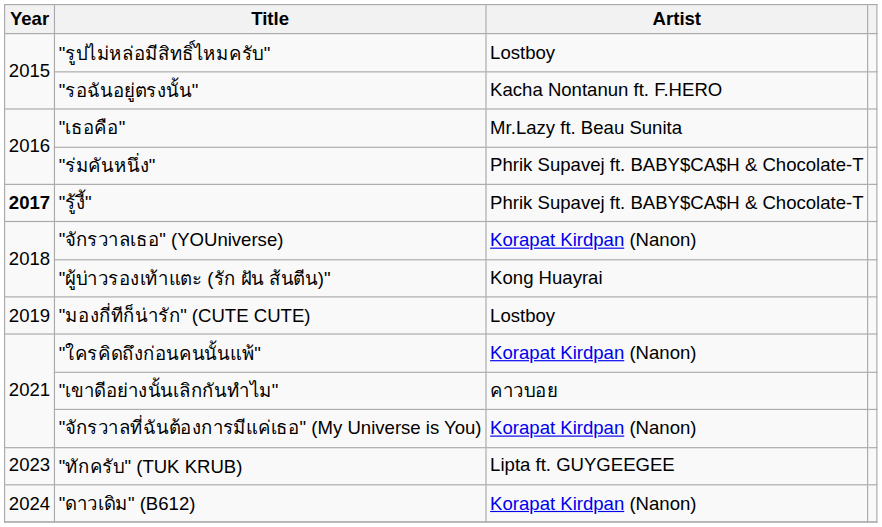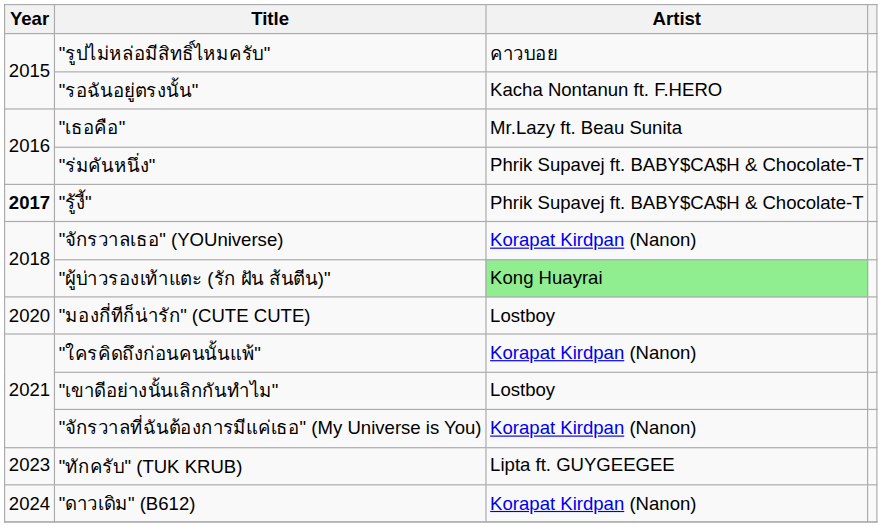(523, 52) Lostboy -> (524, 53) คาวบอย
(546, 278) no background -> (546, 278) lightgreen background
(30, 315) 2019 -> (30, 315) 2020
(524, 391) คาวบอย -> (523, 390) Lostboy
